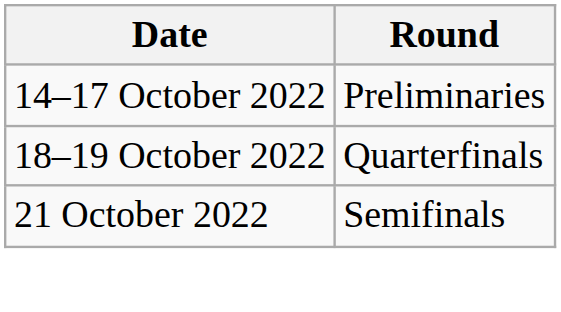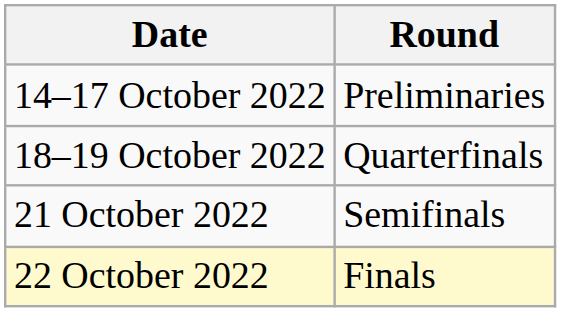+ row: (141, 275)
